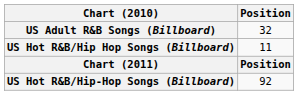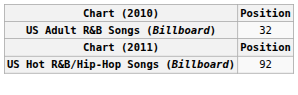- row: (121, 47)
